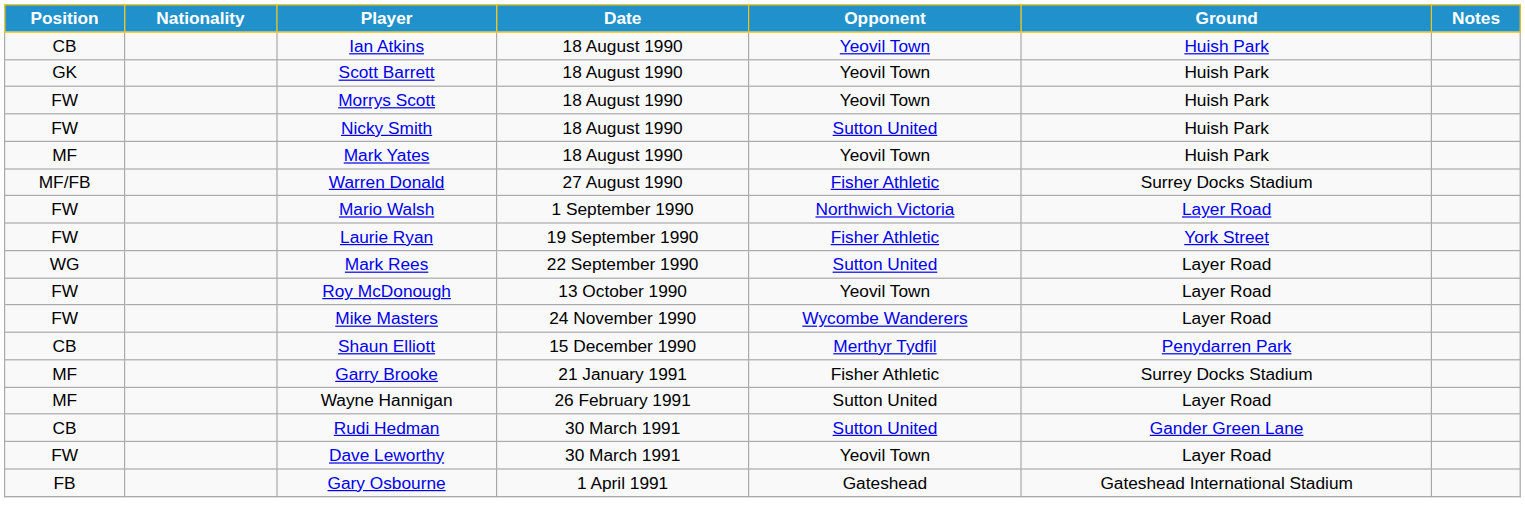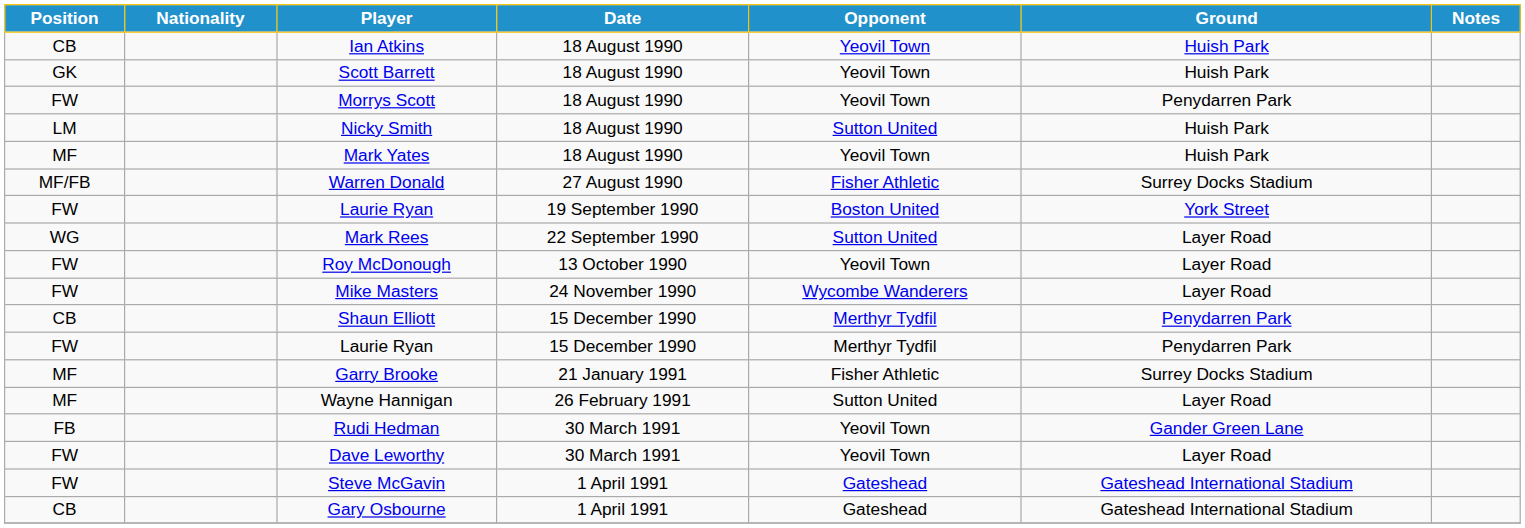(1227, 101) Huish Park -> (1227, 101) Penydarren Park
(65, 128) FW -> (65, 128) LM
- row: (387, 210)
(885, 237) Fisher Athletic -> (885, 210) Boston United
+ row: (387, 346)
(65, 428) CB -> (65, 428) FB
(885, 428) Sutton United -> (885, 428) Yeovil Town
+ row: (387, 483)
(65, 483) FB -> (65, 510) CB
